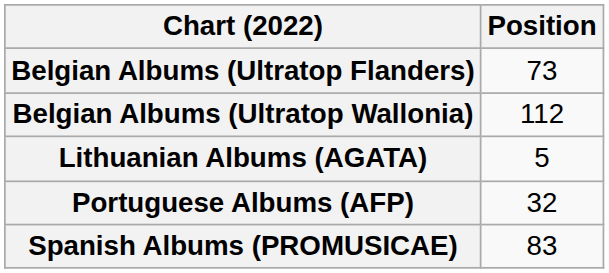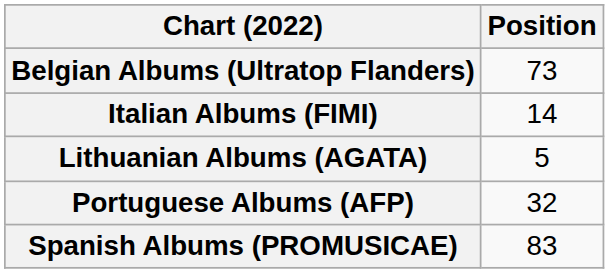- row: (243, 114)
+ row: (243, 114)
